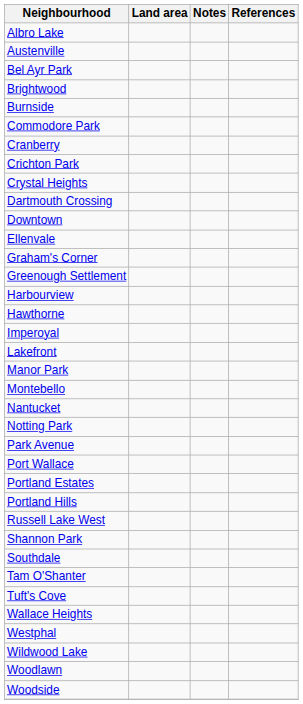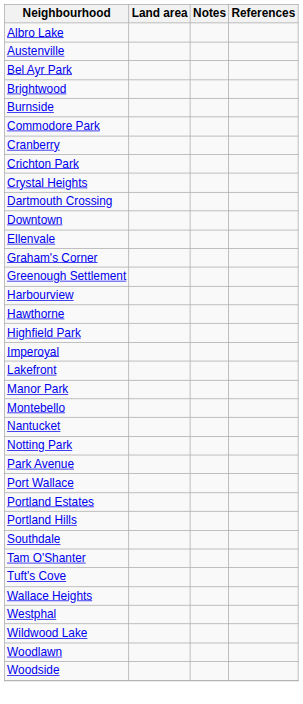+ row: (44, 333)
- row: (56, 520)
- row: (45, 539)
